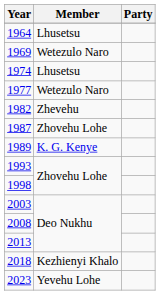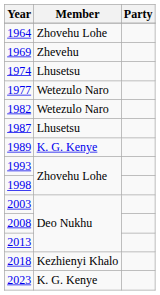(58, 33) Lhusetsu -> (72, 33) Zhovehu Lohe
(73, 52) Wetezulo Naro -> (58, 52) Zhevehu
(58, 109) Zhevehu -> (73, 109) Wetezulo Naro
(72, 128) Zhovehu Lohe -> (58, 128) Lhusetsu
(69, 280) Yevehu Lohe -> (67, 280) K. G. Kenye
